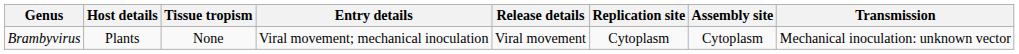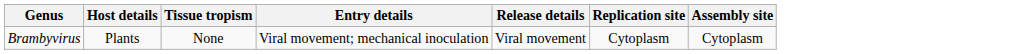- column: (895, 15)
